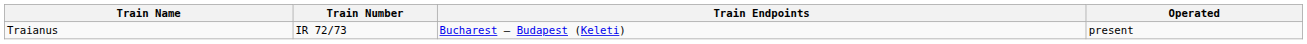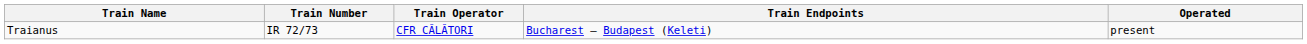+ column: (459, 13)
